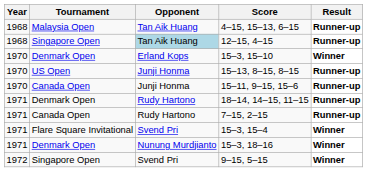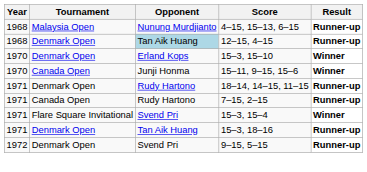(168, 27) Tan Aik Huang -> (177, 27) Nunung Murdjianto
(66, 42) Singapore Open -> (63, 42) Denmark Open
- row: (260, 71)
(337, 86) Runner-up -> (329, 71) Winner
(177, 145) Nunung Murdjianto -> (168, 130) Tan Aik Huang
(329, 145) Winner -> (337, 130) Runner-up
(66, 160) Singapore Open -> (63, 145) Denmark Open
(329, 160) Winner -> (337, 145) Runner-up
